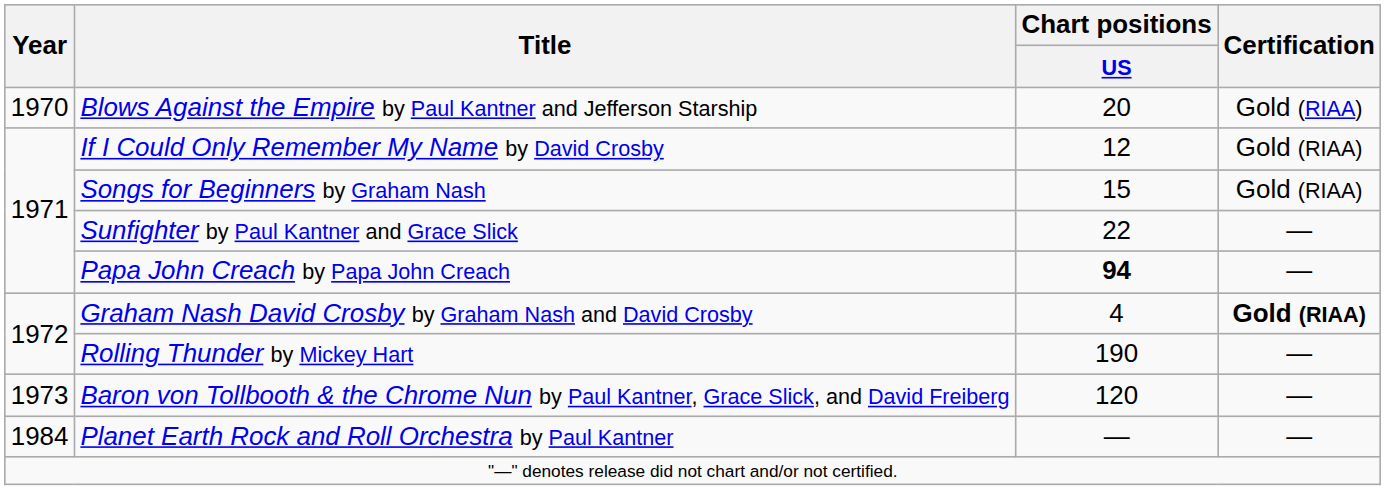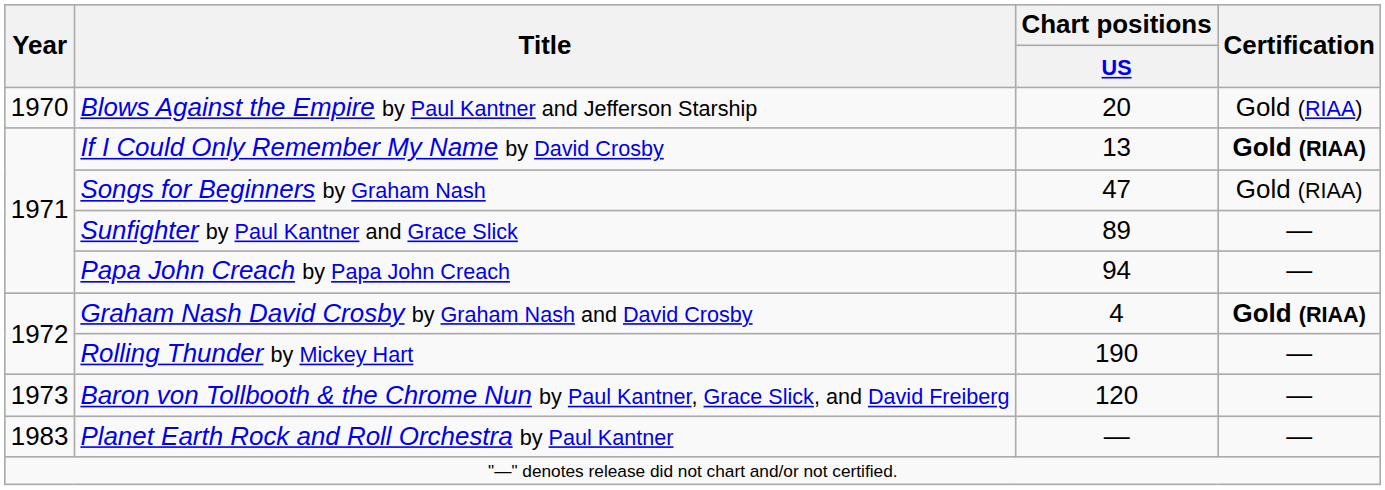(1117, 148) 12 -> (1117, 148) 13
(1299, 148) normal -> (1299, 148) bold
(1117, 189) 15 -> (1117, 189) 47
(1117, 230) 22 -> (1117, 230) 89
(1117, 271) bold -> (1117, 271) normal
(40, 436) 1984 -> (40, 436) 1983
